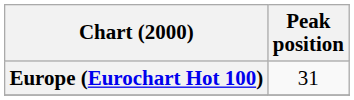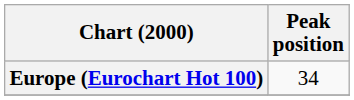(308, 77) 31 -> (308, 77) 34
